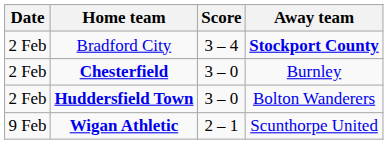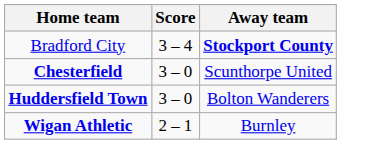- column: (28, 17)
(314, 71) Burnley -> (268, 71) Scunthorpe United
(314, 125) Scunthorpe United -> (268, 125) Burnley
